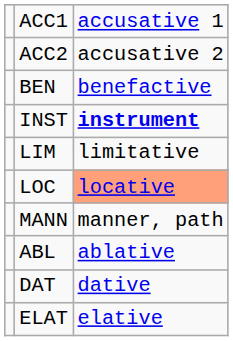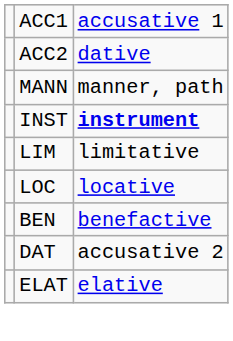(151, 54) accusative 2 -> (114, 54) dative
rows swapped: (38, 87) <-> (44, 220)
(126, 187) lightsalmon background -> (126, 187) no background
- row: (38, 253)
(114, 286) dative -> (151, 253) accusative 2
